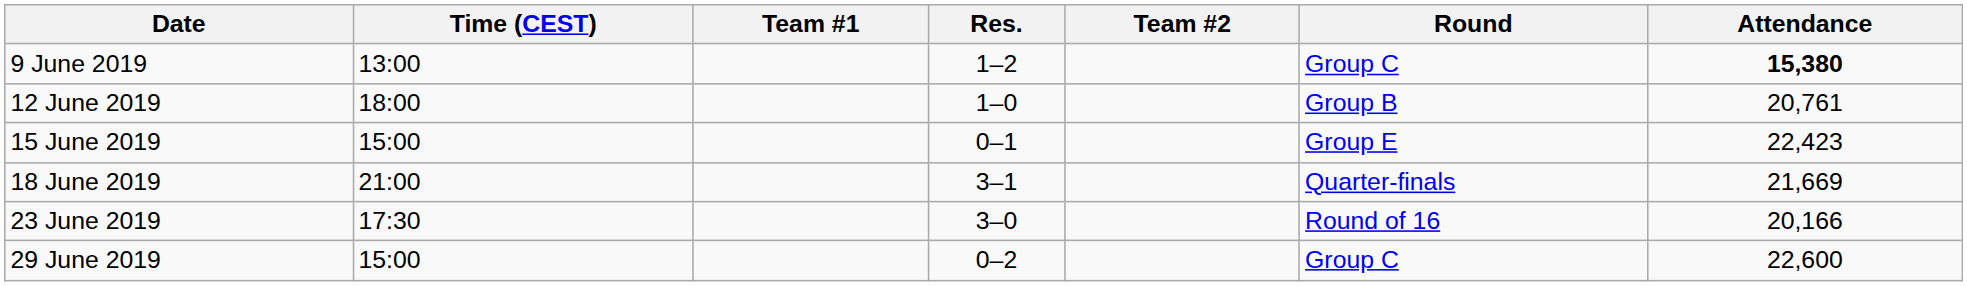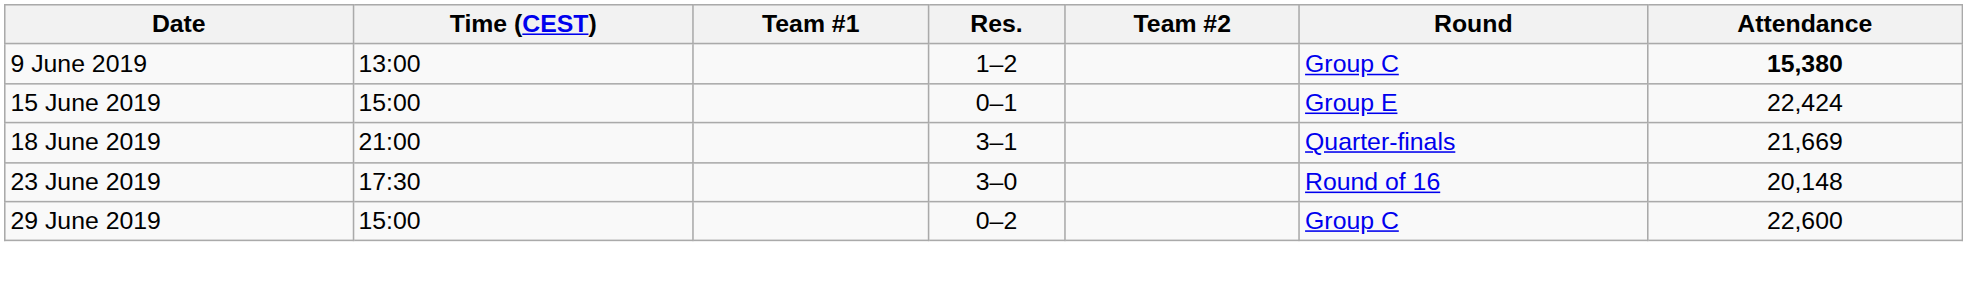- row: (86, 102)
(1805, 142) 22,423 -> (1805, 102) 22,424
(1805, 220) 20,166 -> (1805, 181) 20,148
